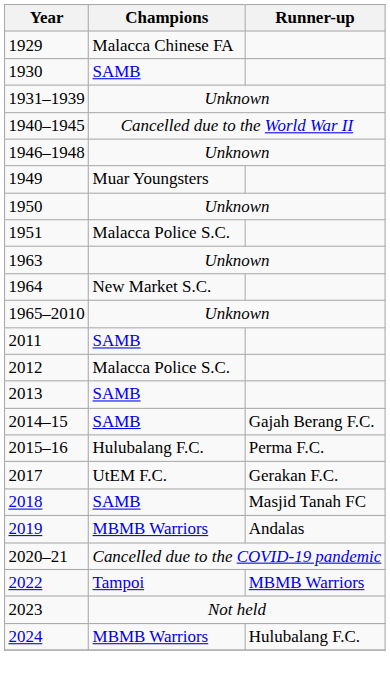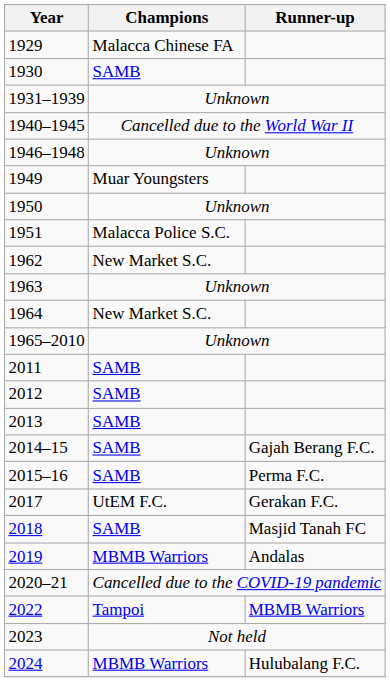+ row: (25, 260)
(161, 367) Malacca Police S.C. -> (117, 394) SAMB
(148, 448) Hulubalang F.C. -> (117, 475) SAMB
